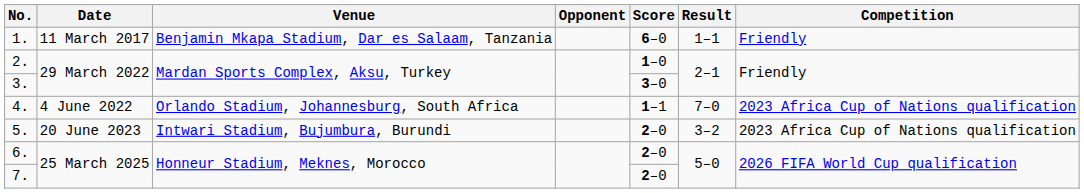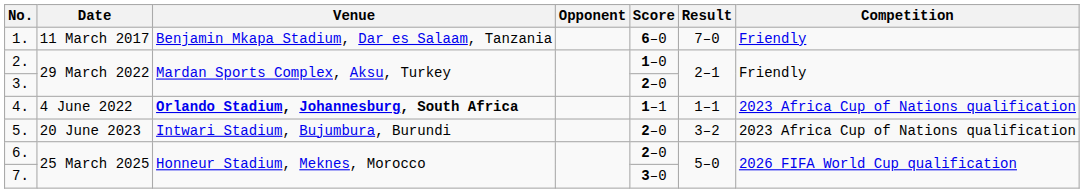(707, 39) 1–1 -> (707, 39) 7–0
(654, 85) 3–0 -> (654, 85) 2–0
(337, 108) normal -> (337, 108) bold
(707, 108) 7–0 -> (707, 108) 1–1
(654, 176) 2–0 -> (654, 176) 3–0
